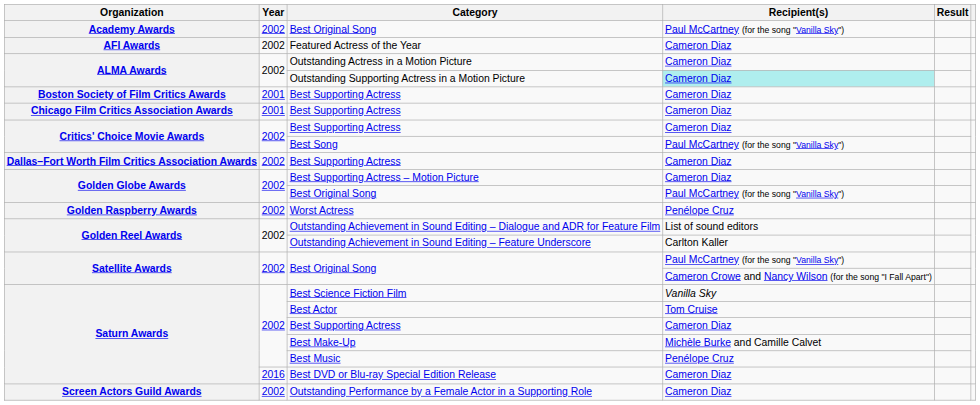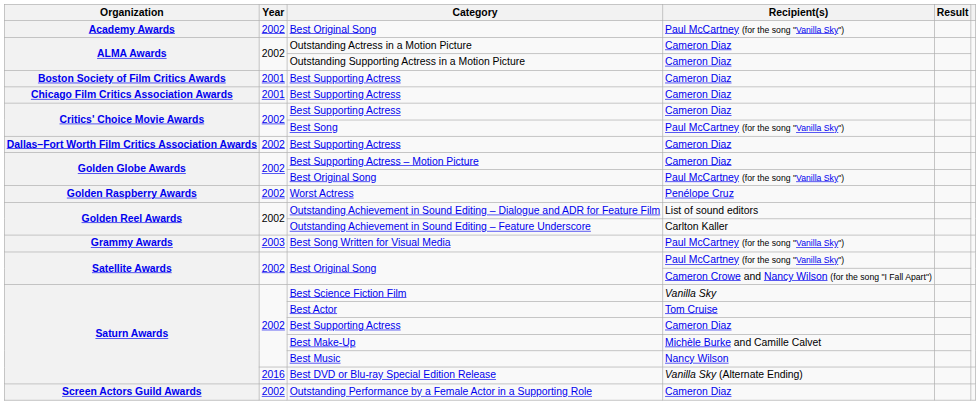- row: (132, 45)
(698, 78) paleturquoise background -> (698, 62) no background
+ row: (132, 243)
(699, 359) Penélope Cruz -> (697, 359) Nancy Wilson
(698, 375) Cameron Diaz -> (734, 375) Vanilla Sky (Alternate Ending)
